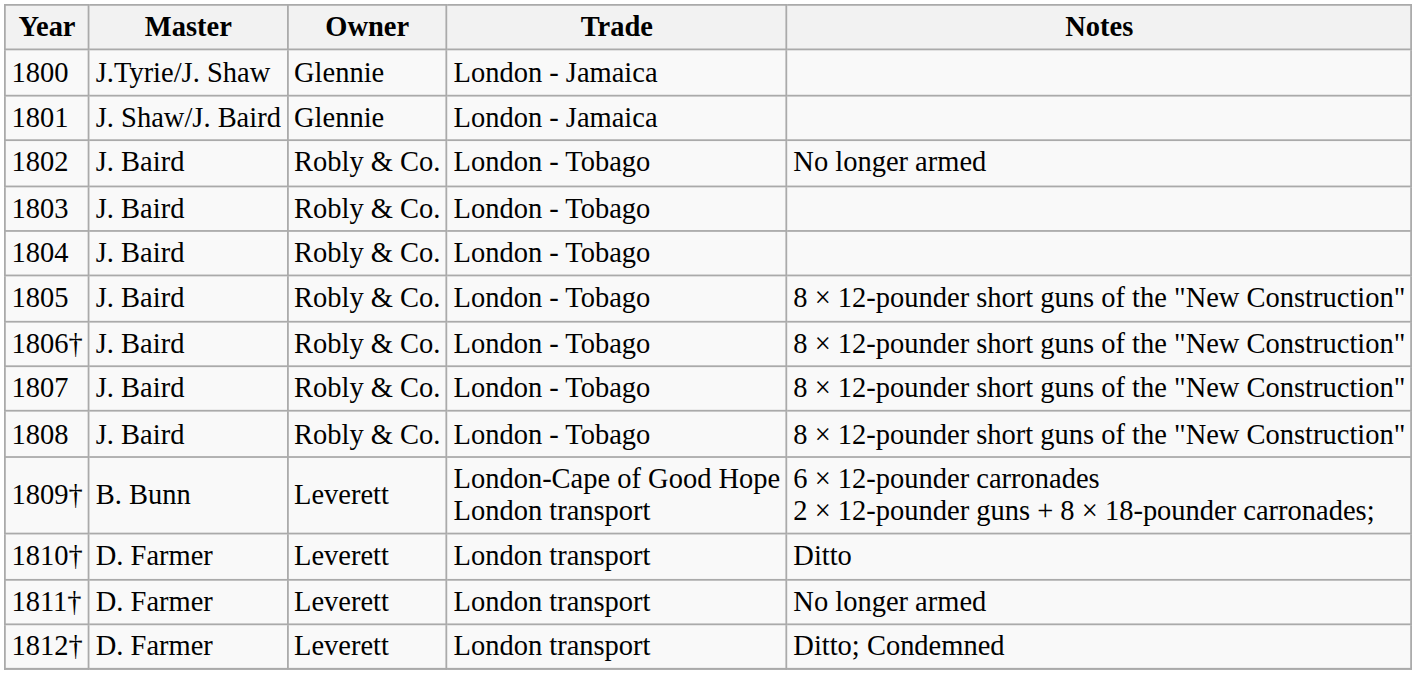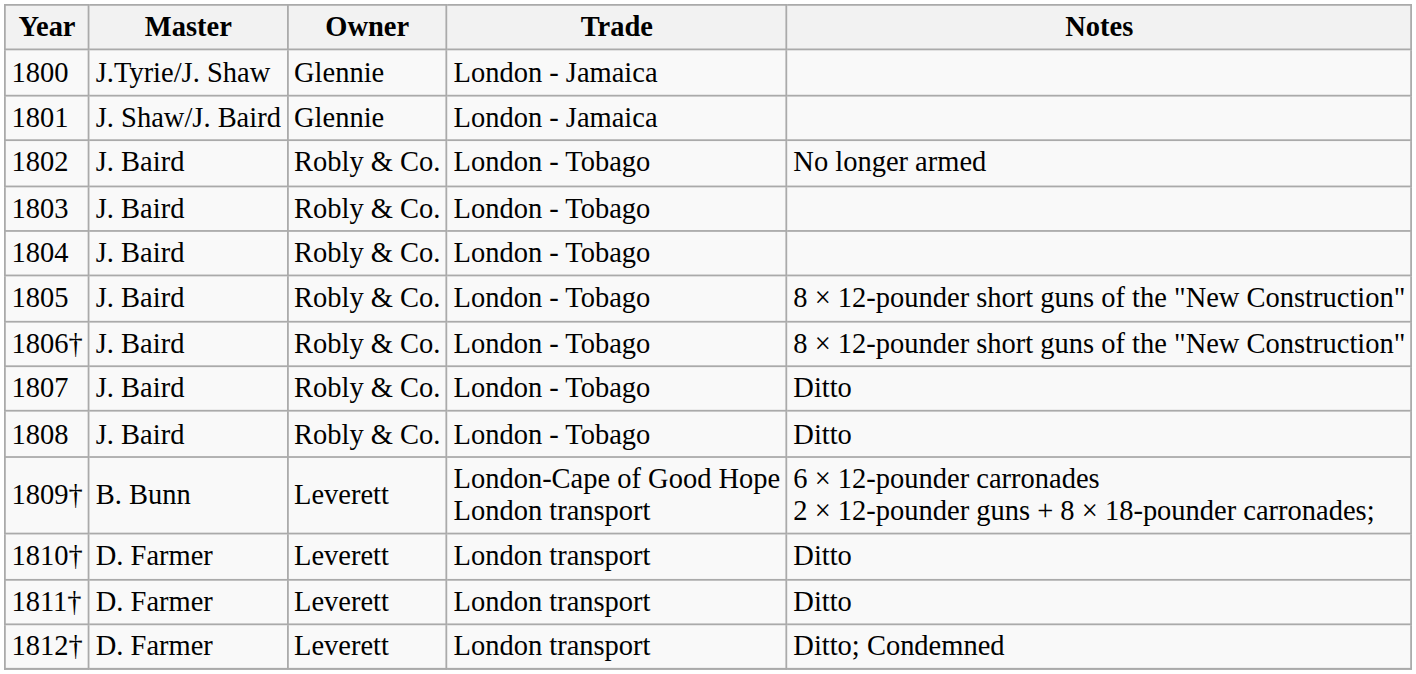(1099, 388) 8 × 12-pounder short guns of the "New Construction" -> (823, 388) Ditto
(1099, 433) 8 × 12-pounder short guns of the "New Construction" -> (823, 433) Ditto
(890, 601) No longer armed -> (823, 601) Ditto
